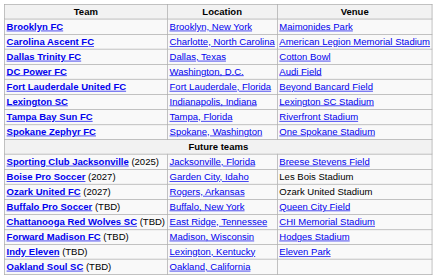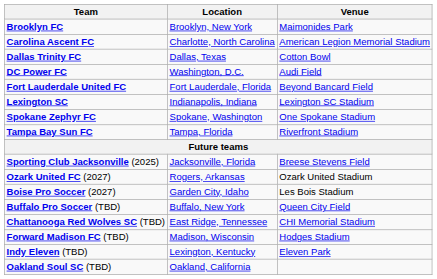rows swapped: (51, 131) <-> (50, 116)
rows swapped: (61, 177) <-> (59, 192)
